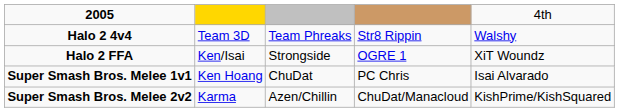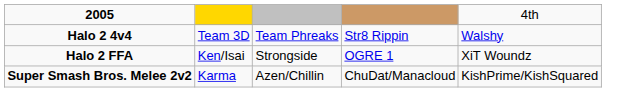- row: (100, 76)
